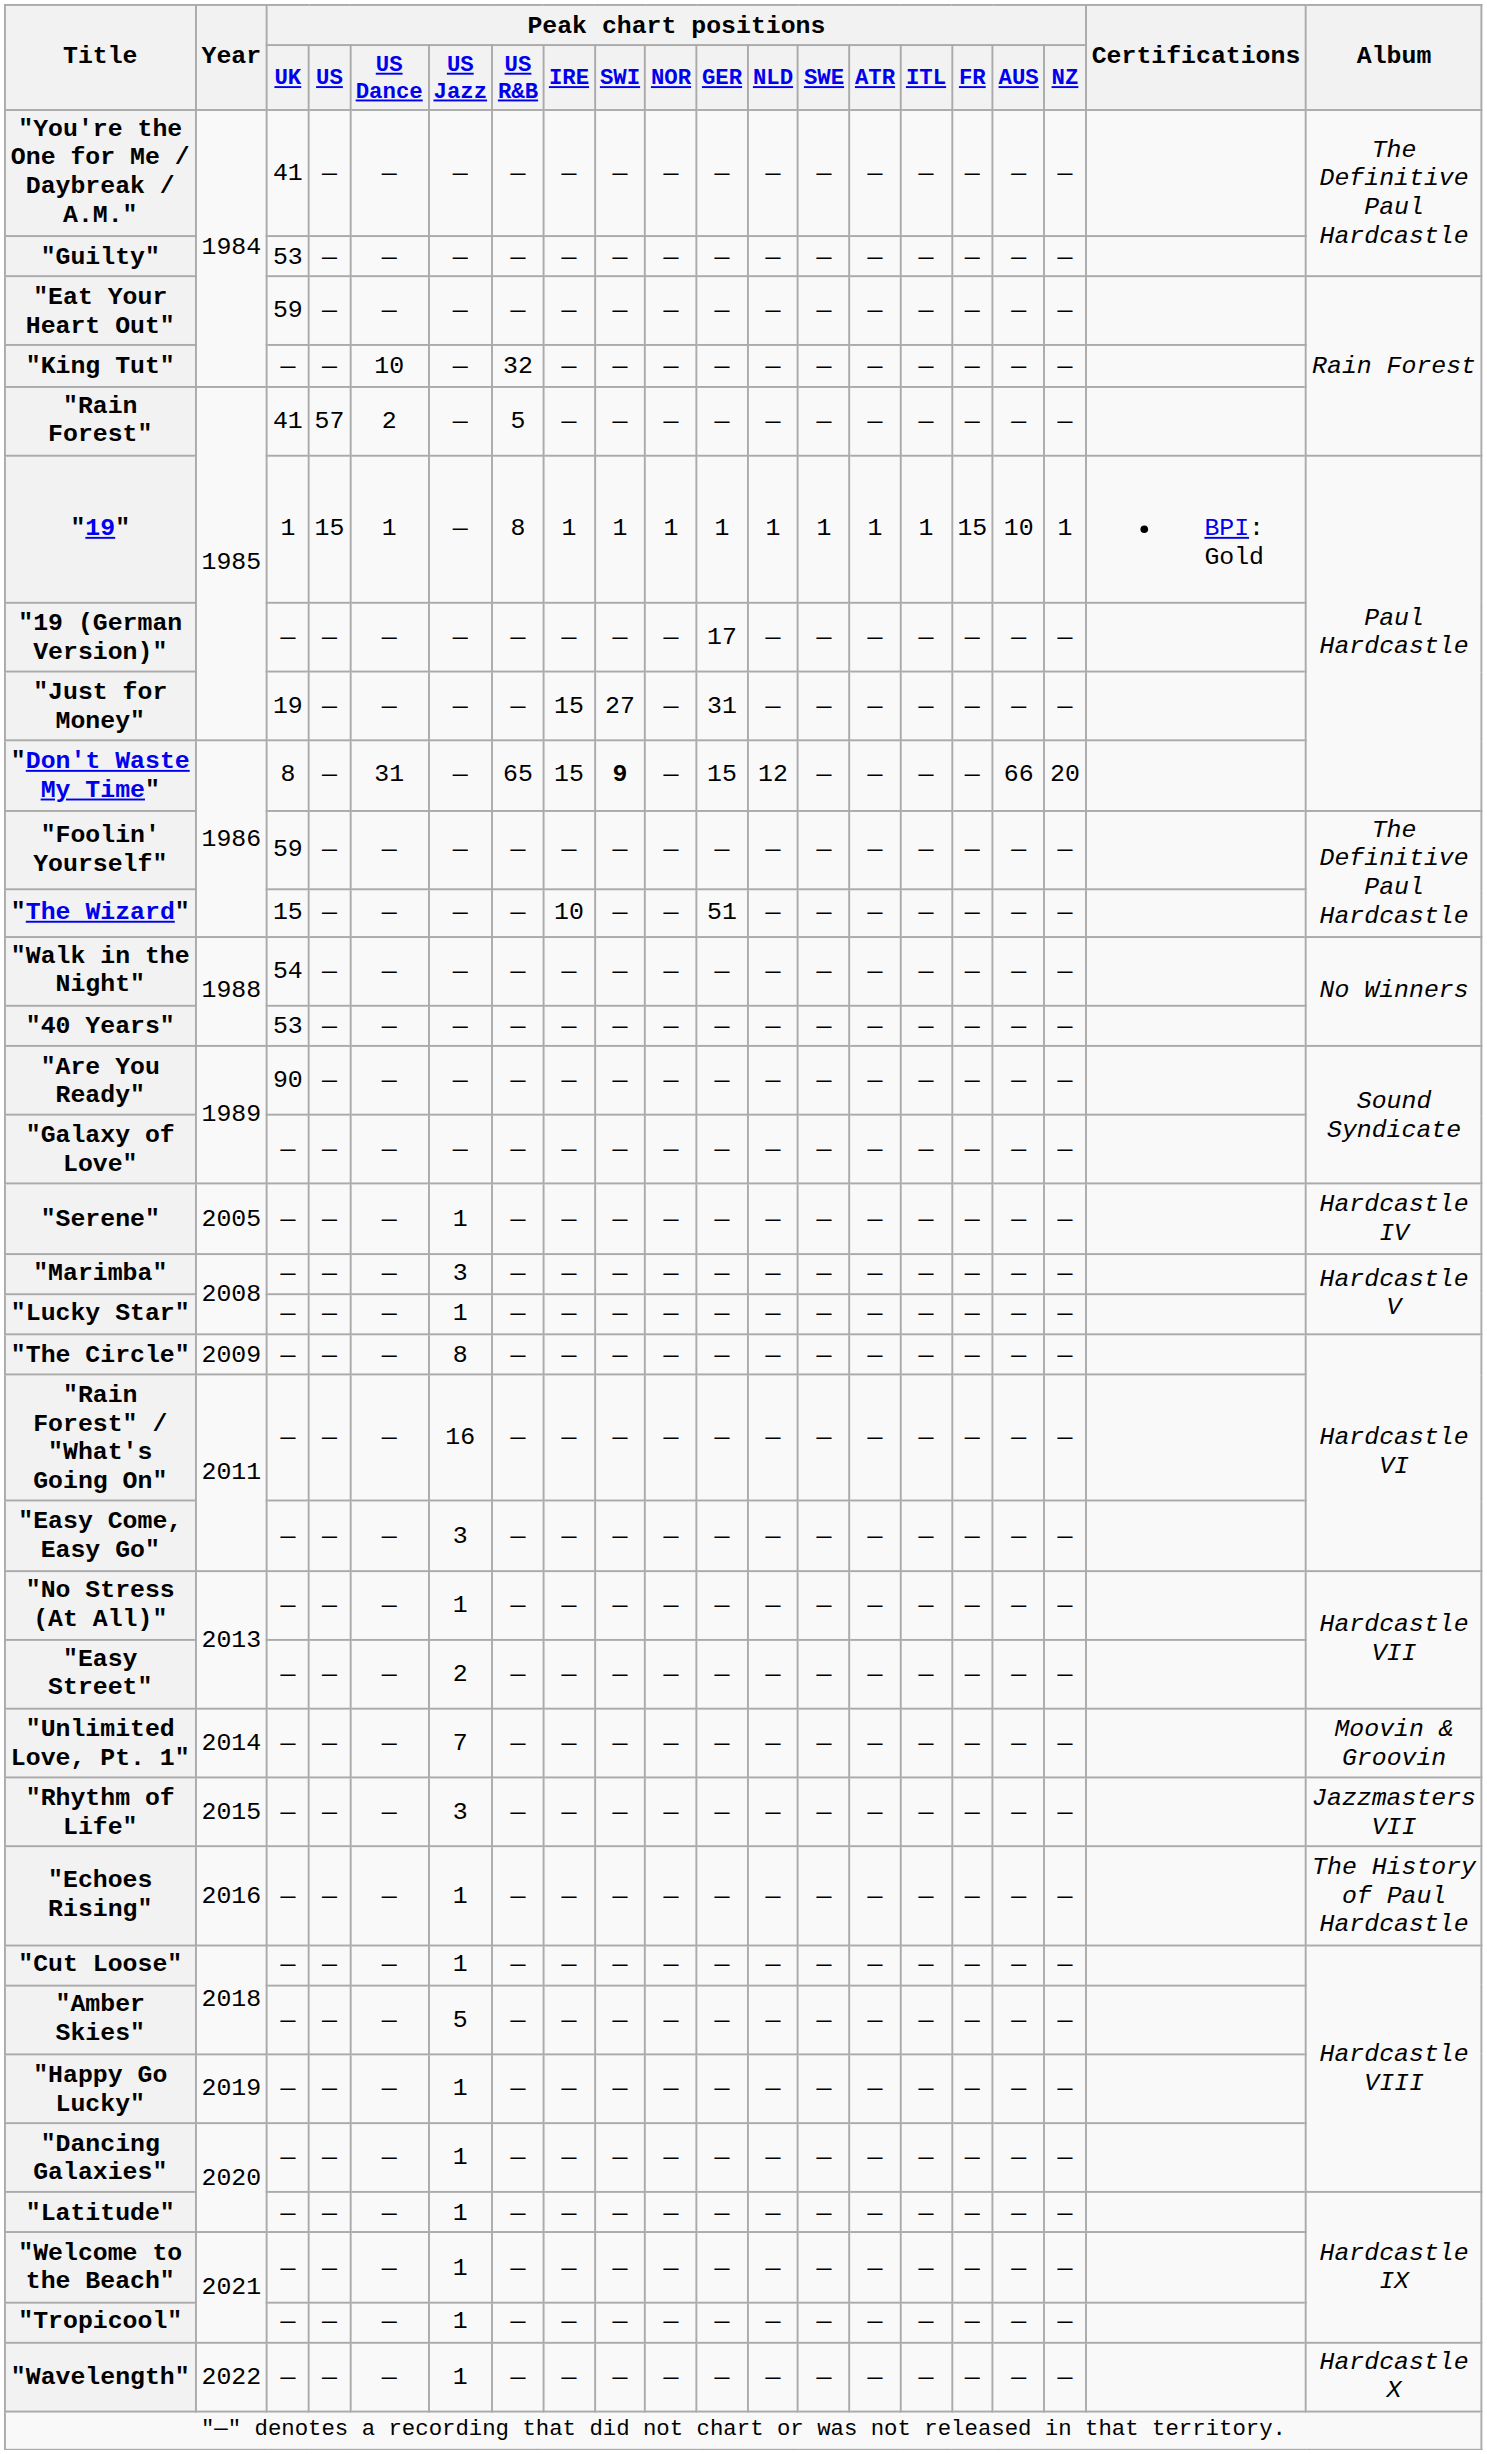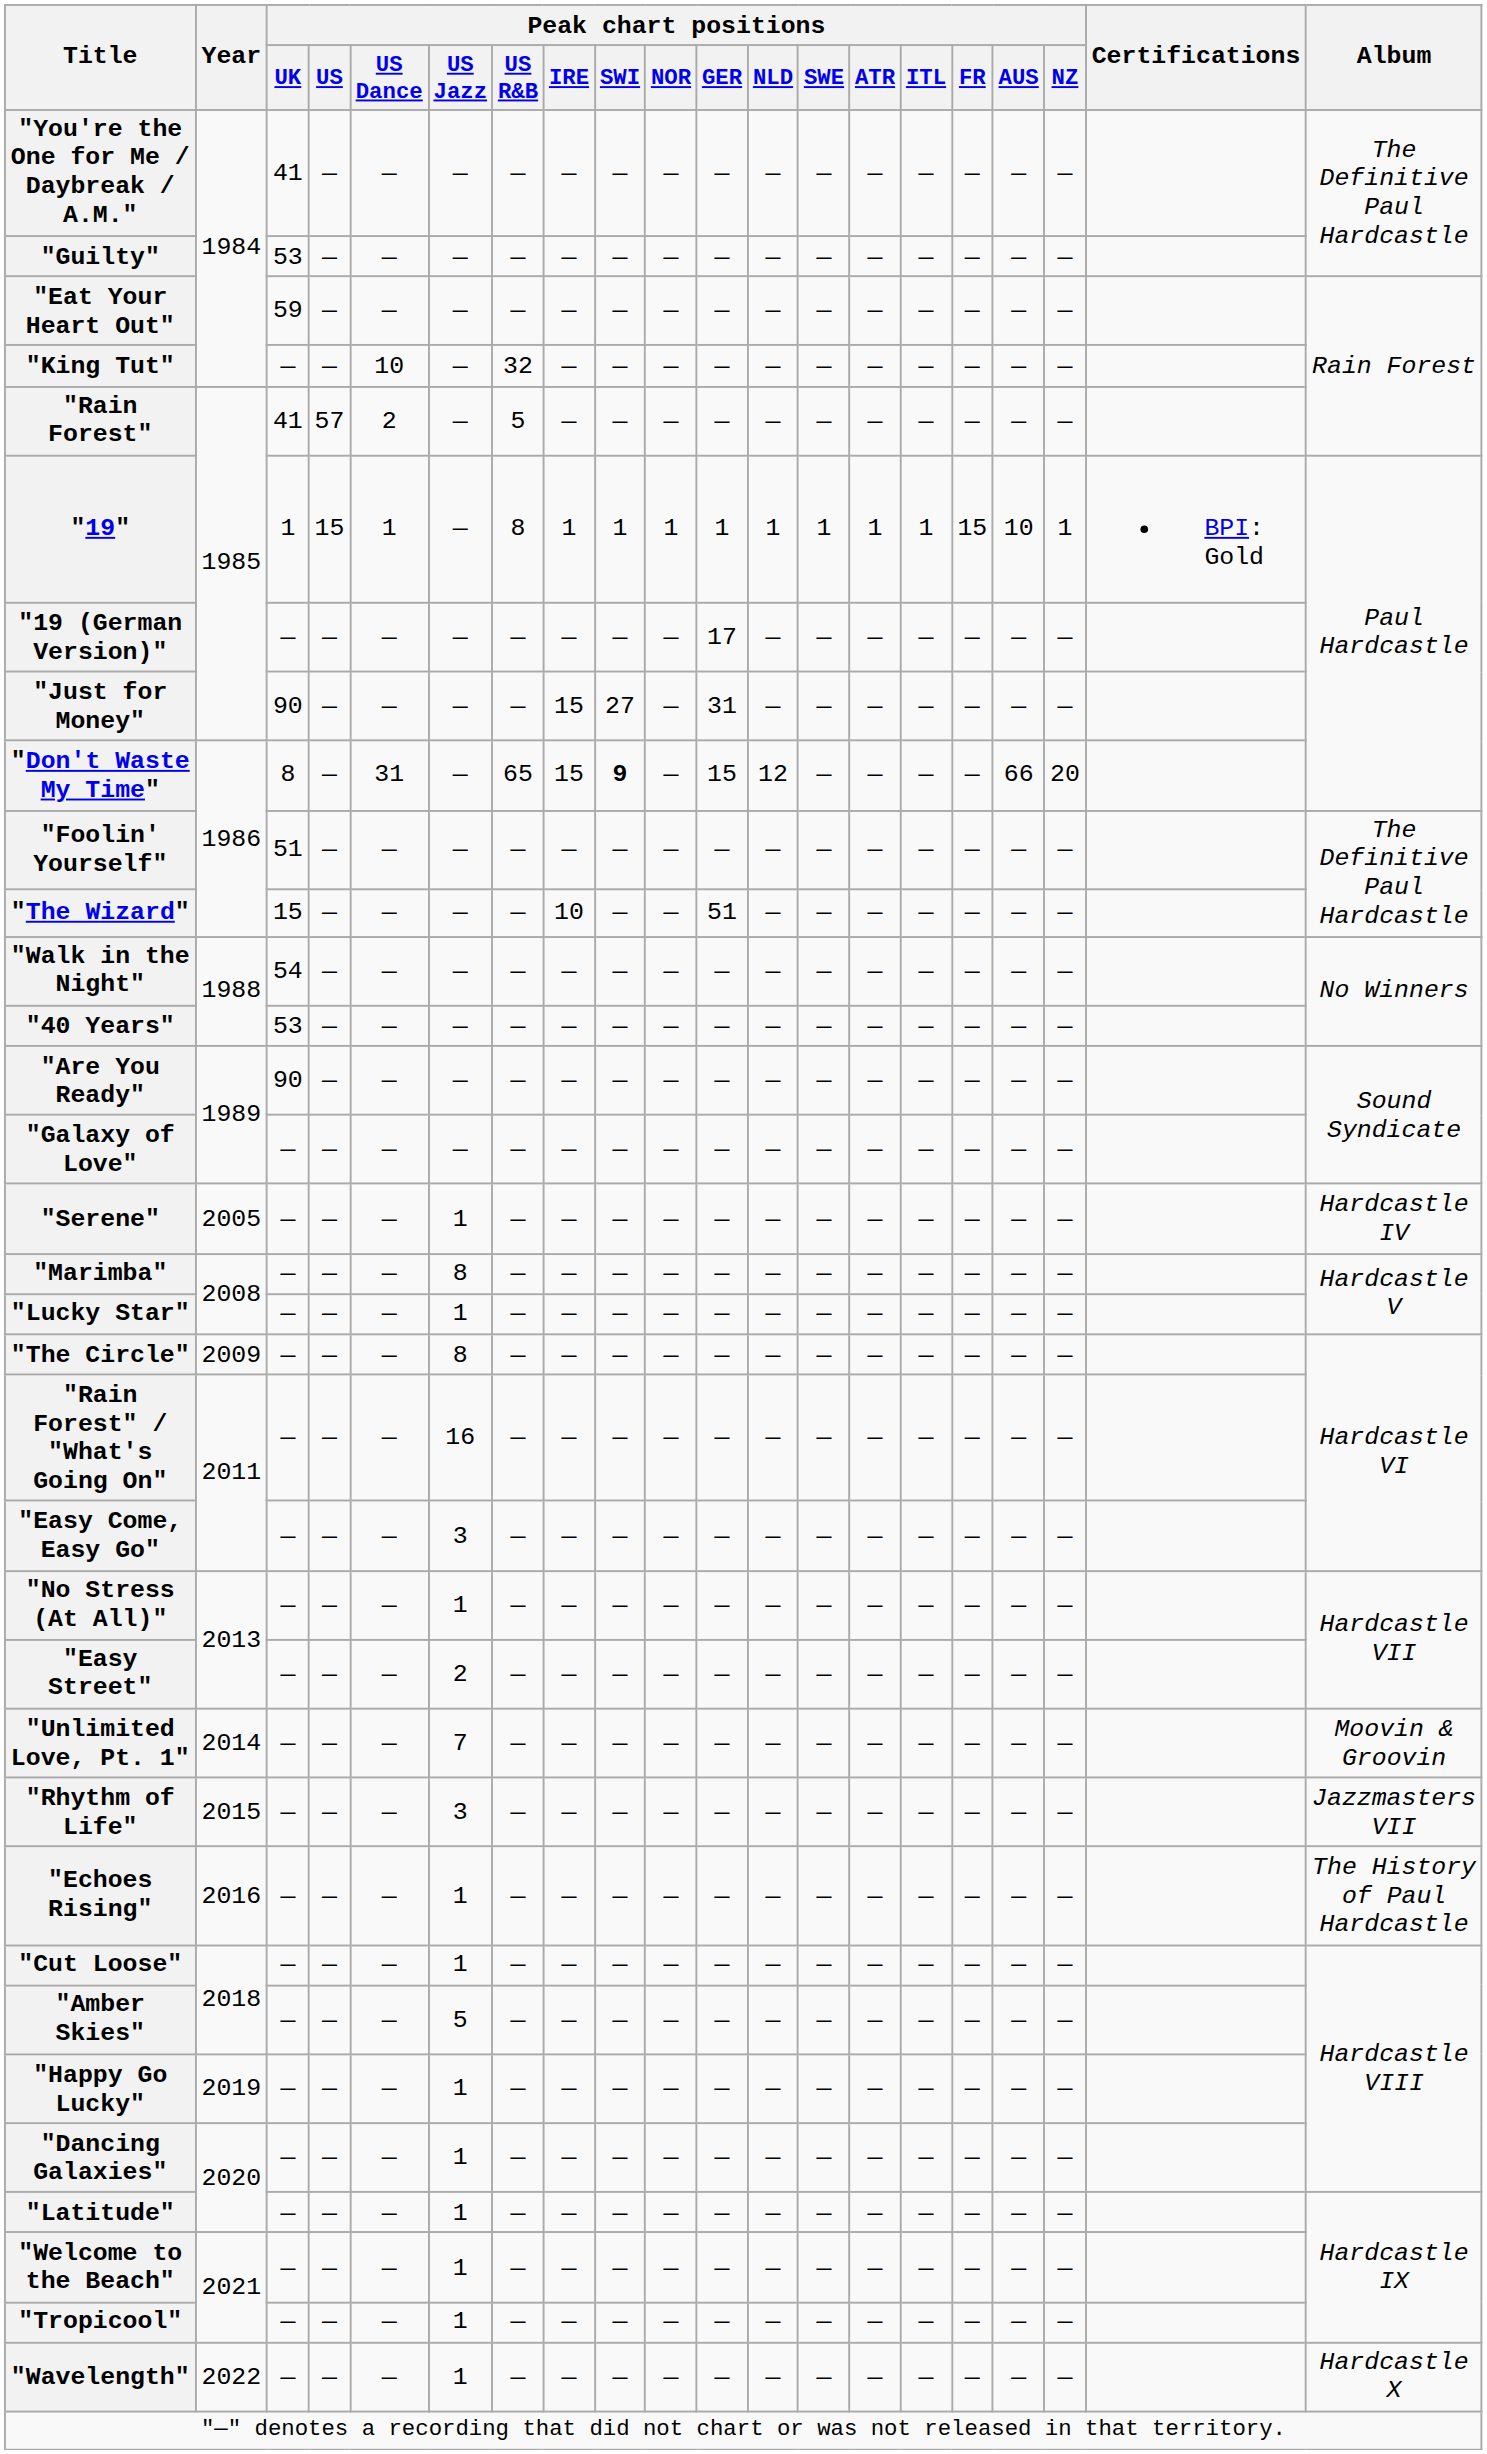(288, 706) 19 -> (288, 706) 90
(288, 850) 59 -> (288, 850) 51
(460, 1274) 3 -> (460, 1274) 8
